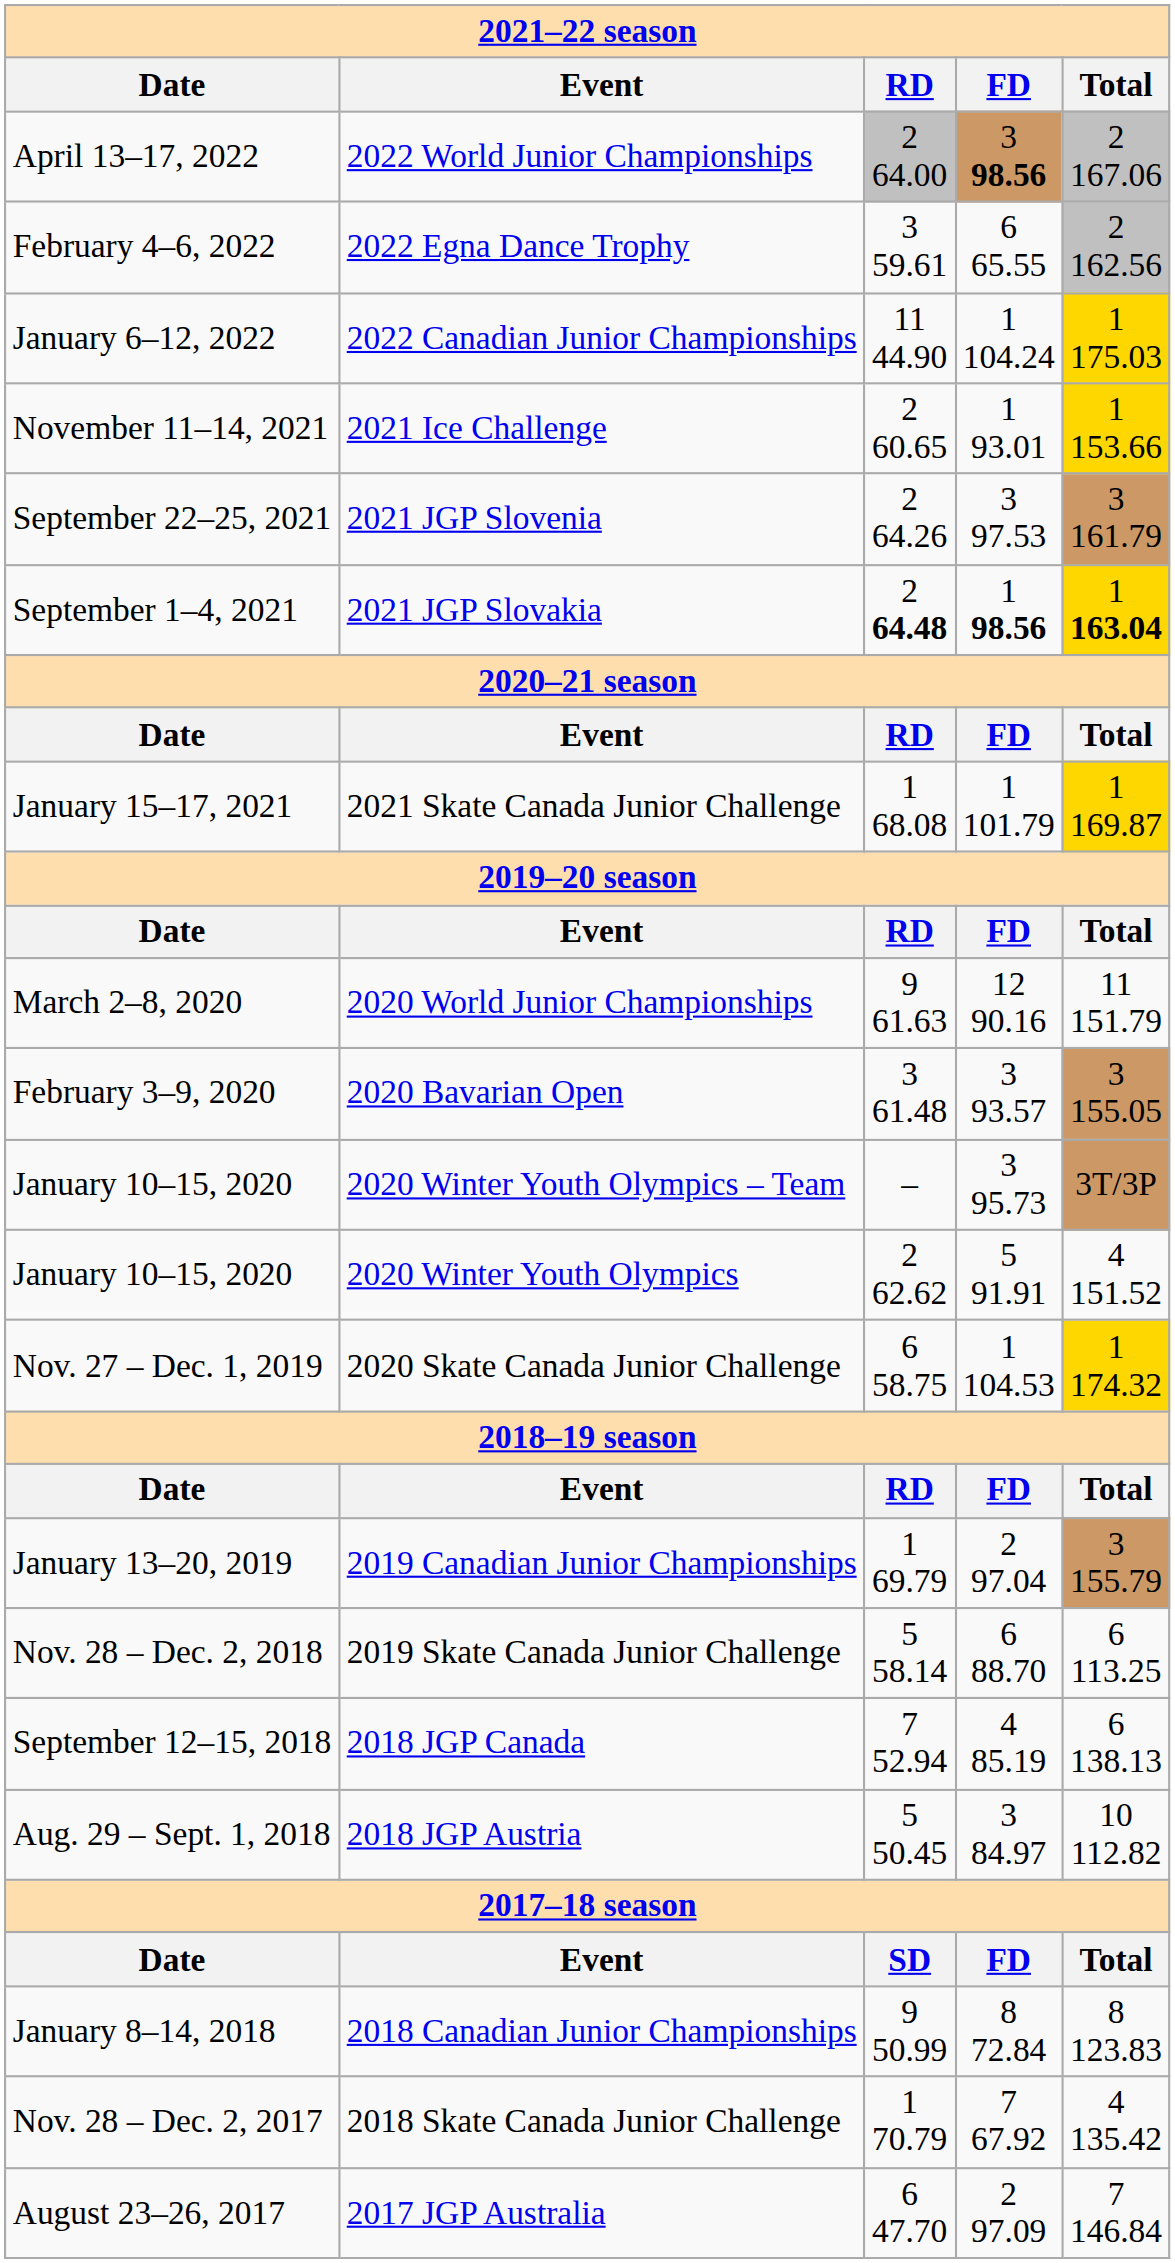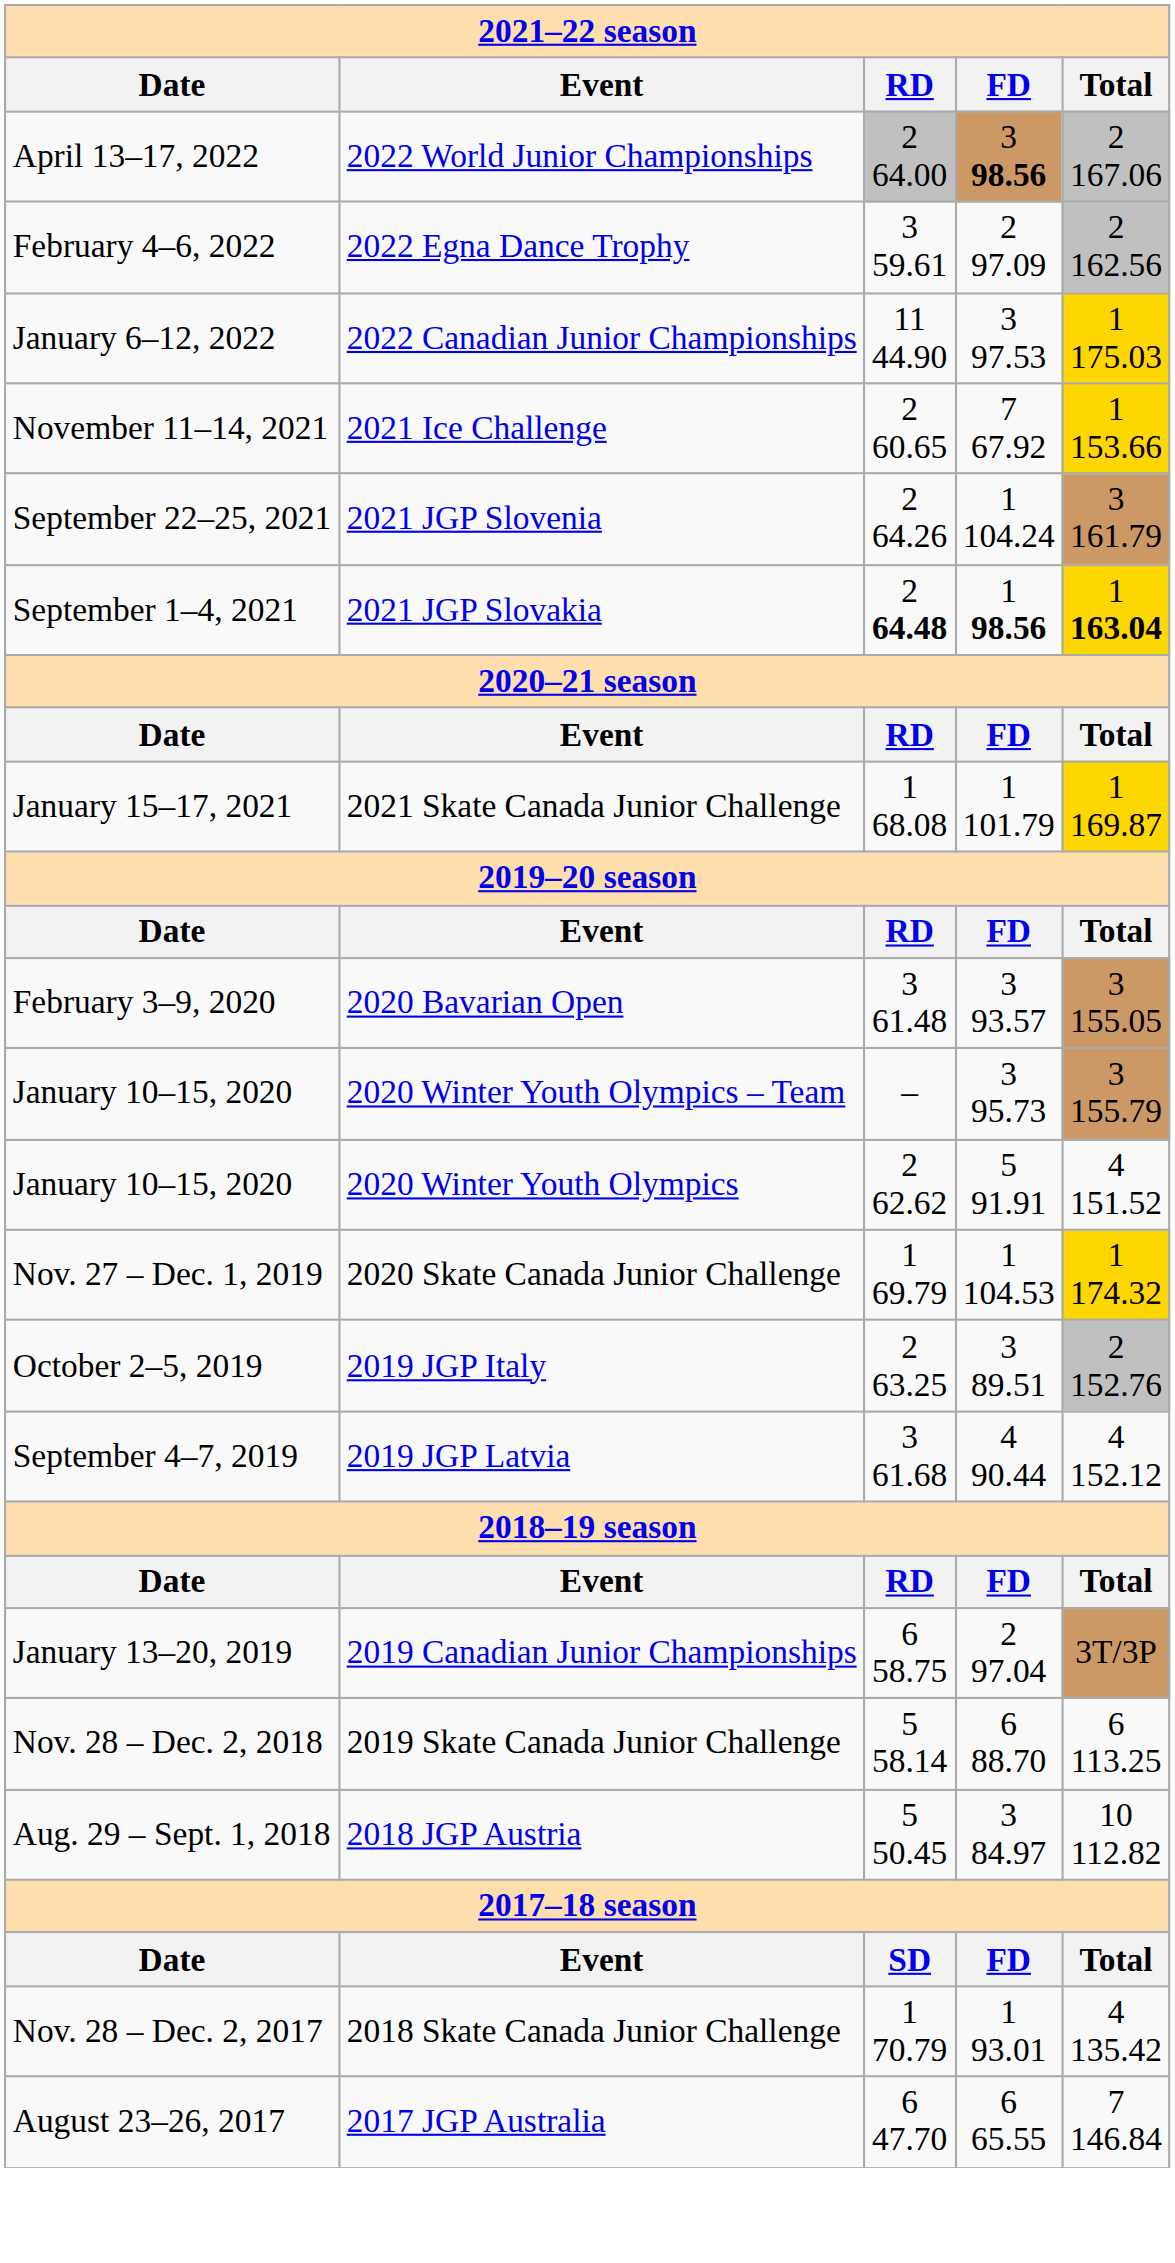(1009, 246) 6 65.55 -> (1009, 246) 2 97.09
(1009, 337) 1 104.24 -> (1009, 337) 3 97.53
(1009, 427) 1 93.01 -> (1009, 427) 7 67.92
(1009, 518) 3 97.53 -> (1009, 518) 1 104.24
- row: (580, 1002)
(1116, 1183) 3T/3P -> (1116, 1093) 3 155.79
(910, 1365) 6 58.75 -> (910, 1274) 1 69.79
+ row: (446, 1365)
+ row: (458, 1455)
(910, 1561) 1 69.79 -> (910, 1652) 6 58.75
(1116, 1561) 3 155.79 -> (1116, 1652) 3T/3P
- row: (466, 1743)
- row: (602, 2030)
(1009, 2121) 7 67.92 -> (1009, 2030) 1 93.01
(1009, 2211) 2 97.09 -> (1009, 2121) 6 65.55
